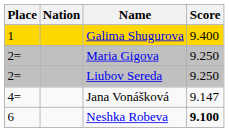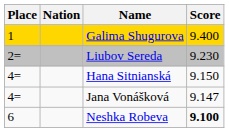- row: (122, 55)
(204, 76) 9.250 -> (204, 55) 9.230
+ row: (129, 76)
